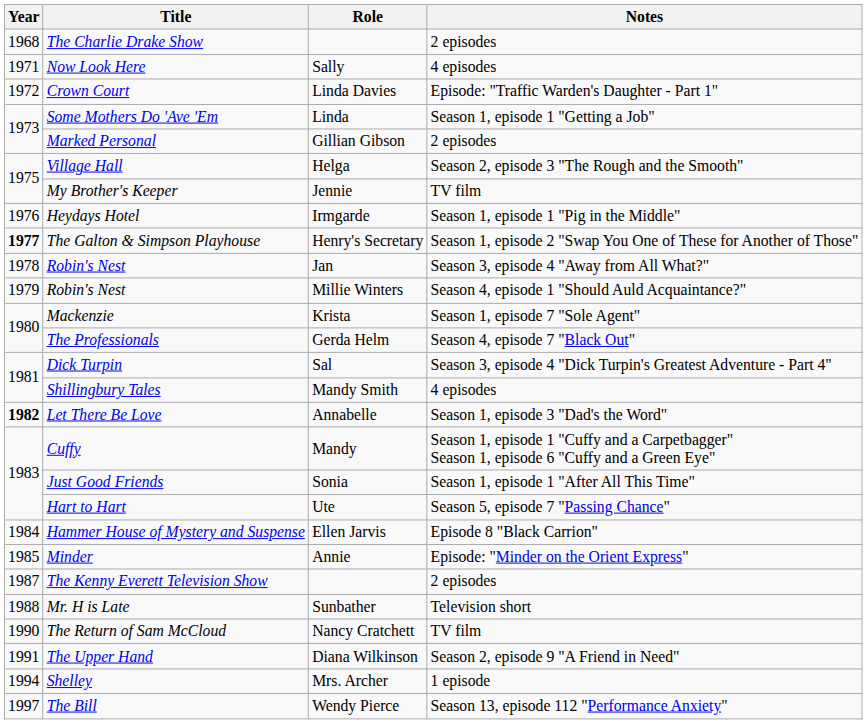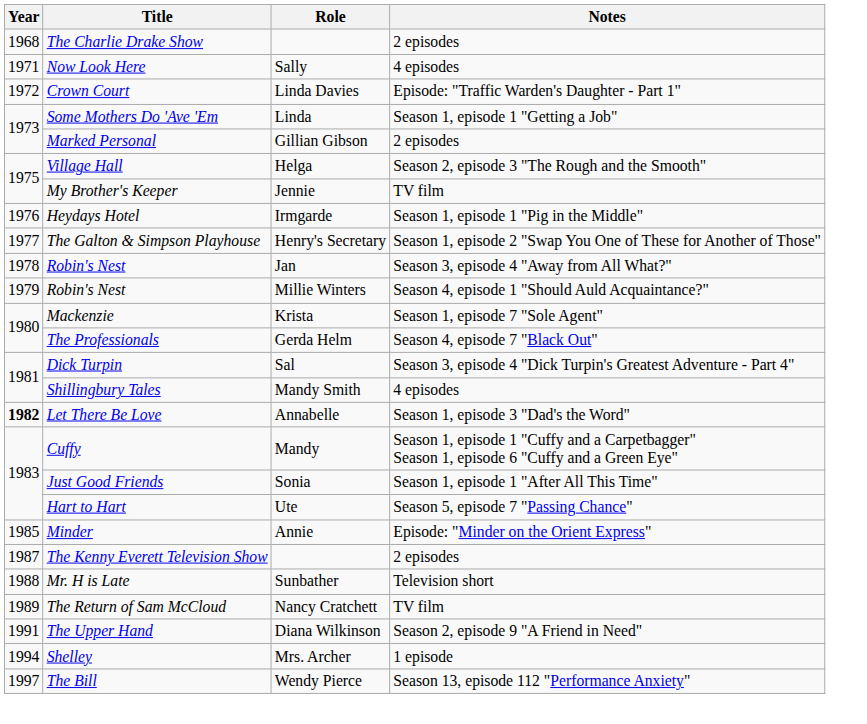(24, 240) bold -> (24, 240) normal
- row: (176, 531)
(24, 631) 1990 -> (24, 606) 1989
